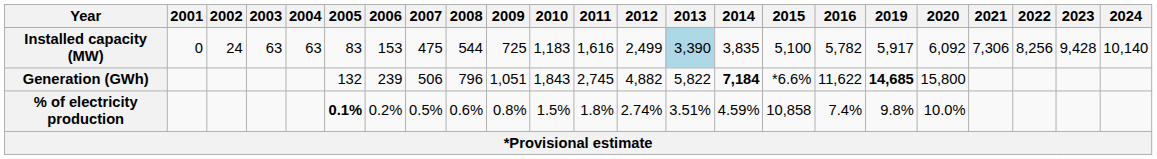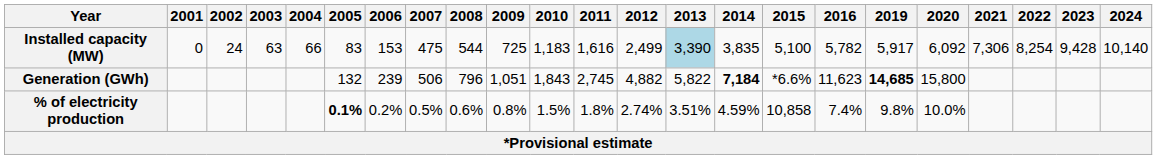(313, 47) 63 -> (313, 47) 66
(1034, 47) 8,256 -> (1034, 47) 8,254
(840, 79) 11,622 -> (840, 79) 11,623
